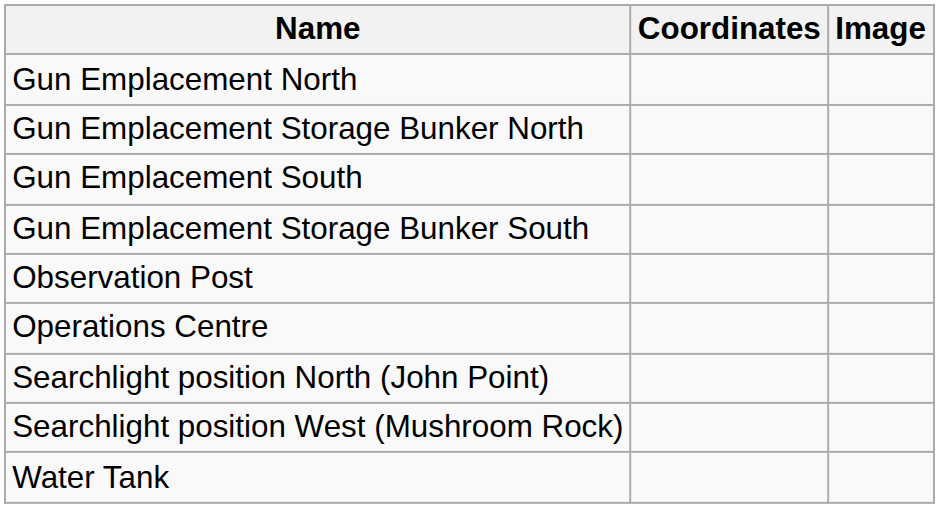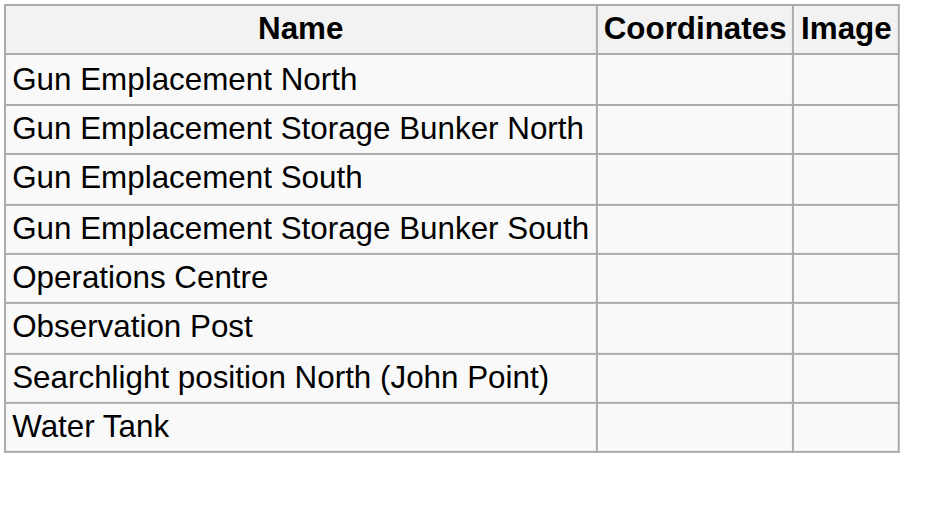rows swapped: (132, 278) <-> (140, 327)
- row: (318, 427)
